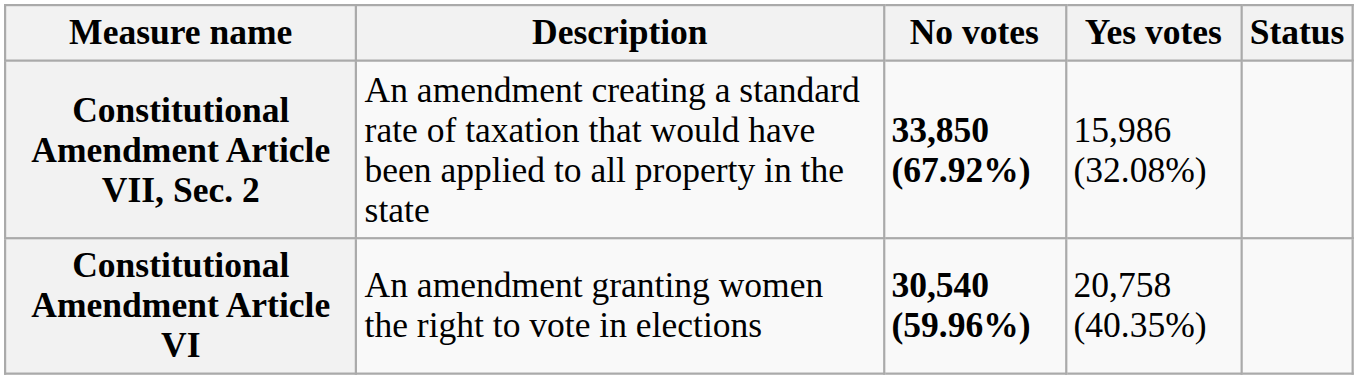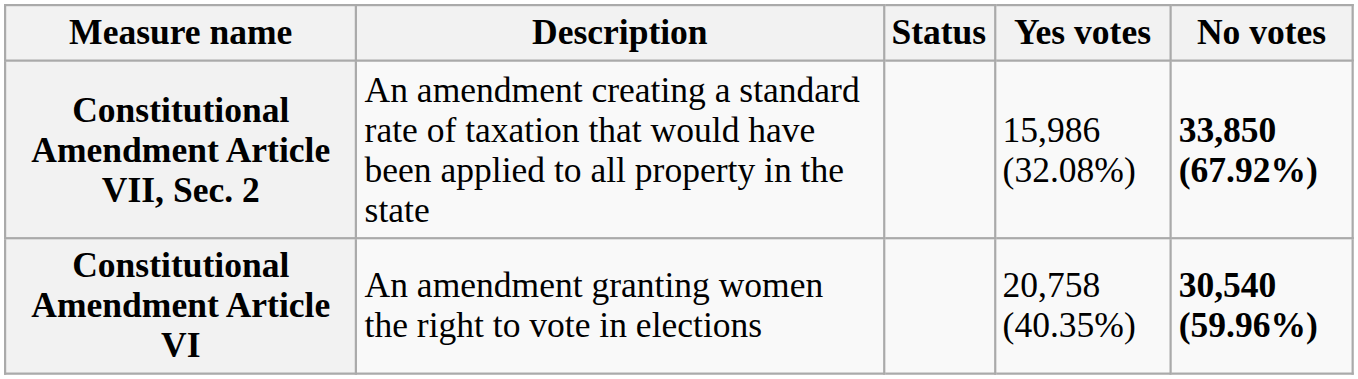columns swapped: (1297, 32) <-> (974, 32)
